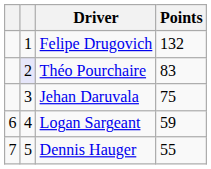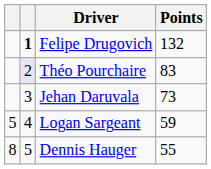(28, 43) normal -> (28, 43) bold
(168, 96) 75 -> (168, 96) 73
(12, 123) 6 -> (12, 123) 5
(12, 149) 7 -> (12, 149) 8
